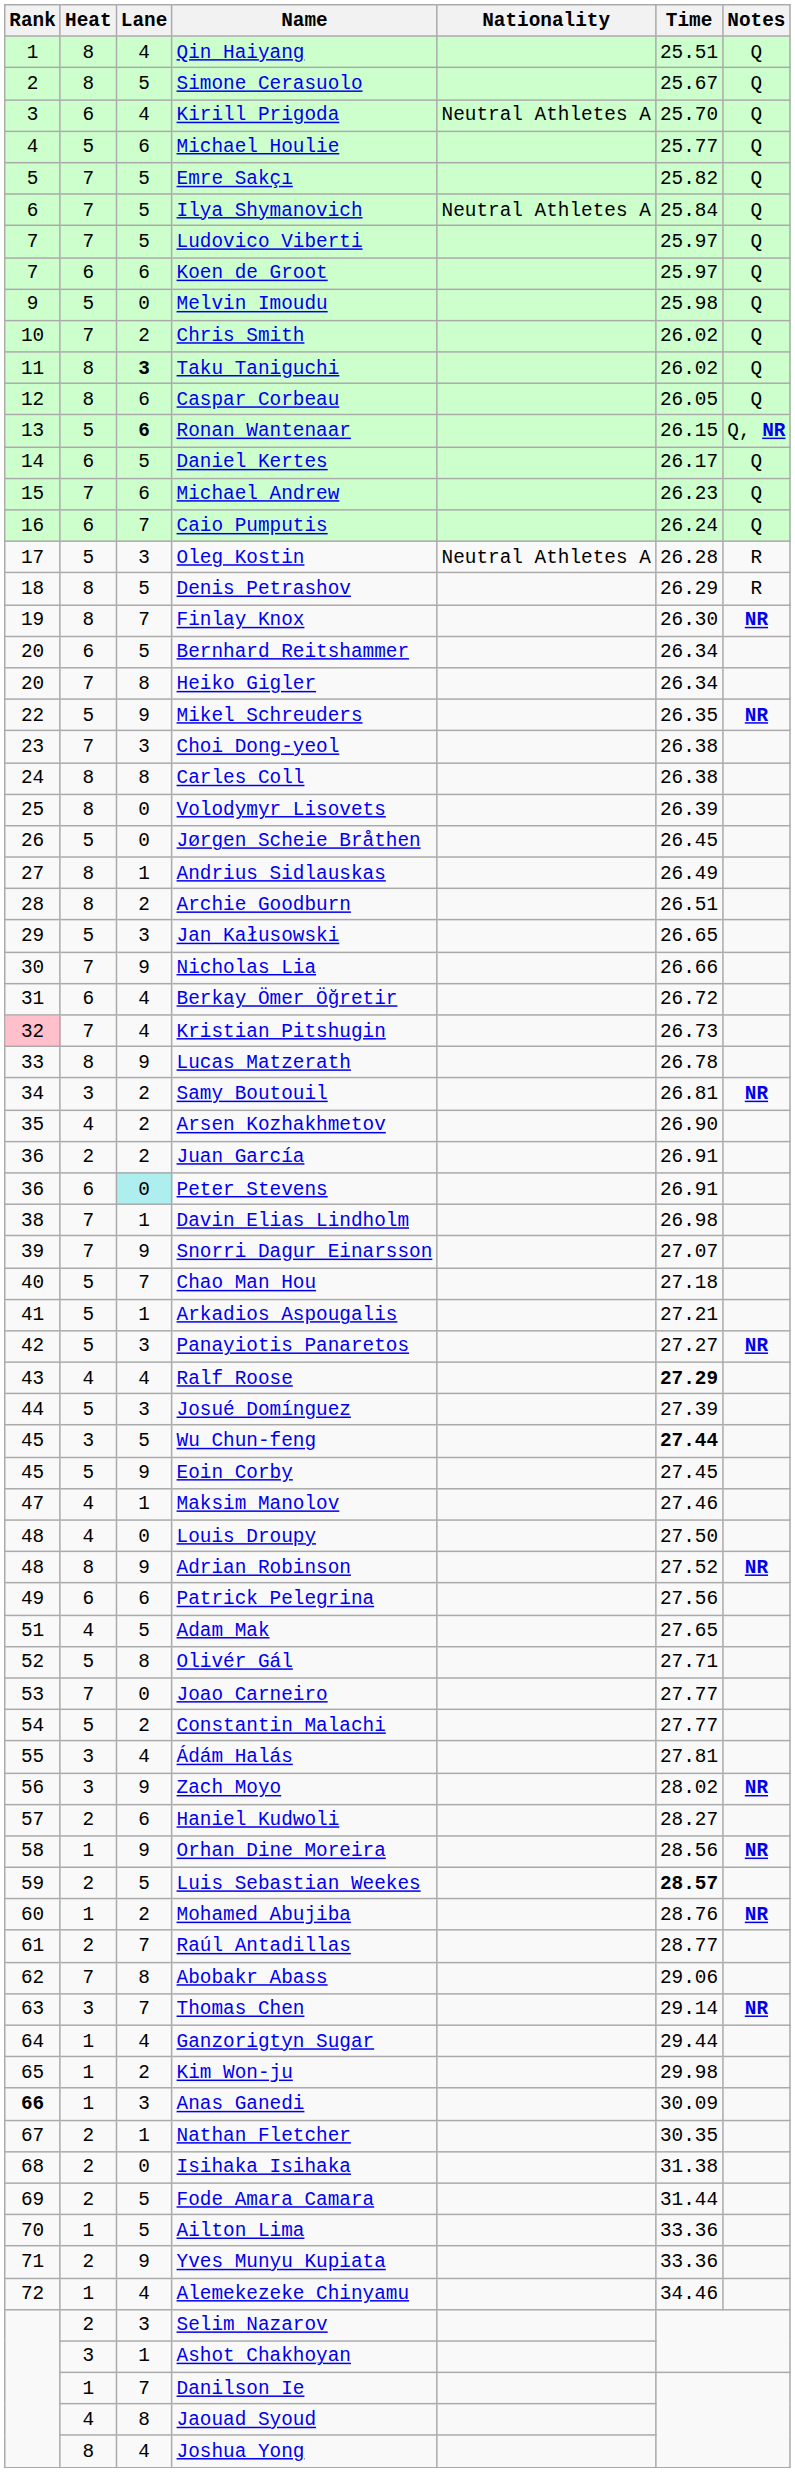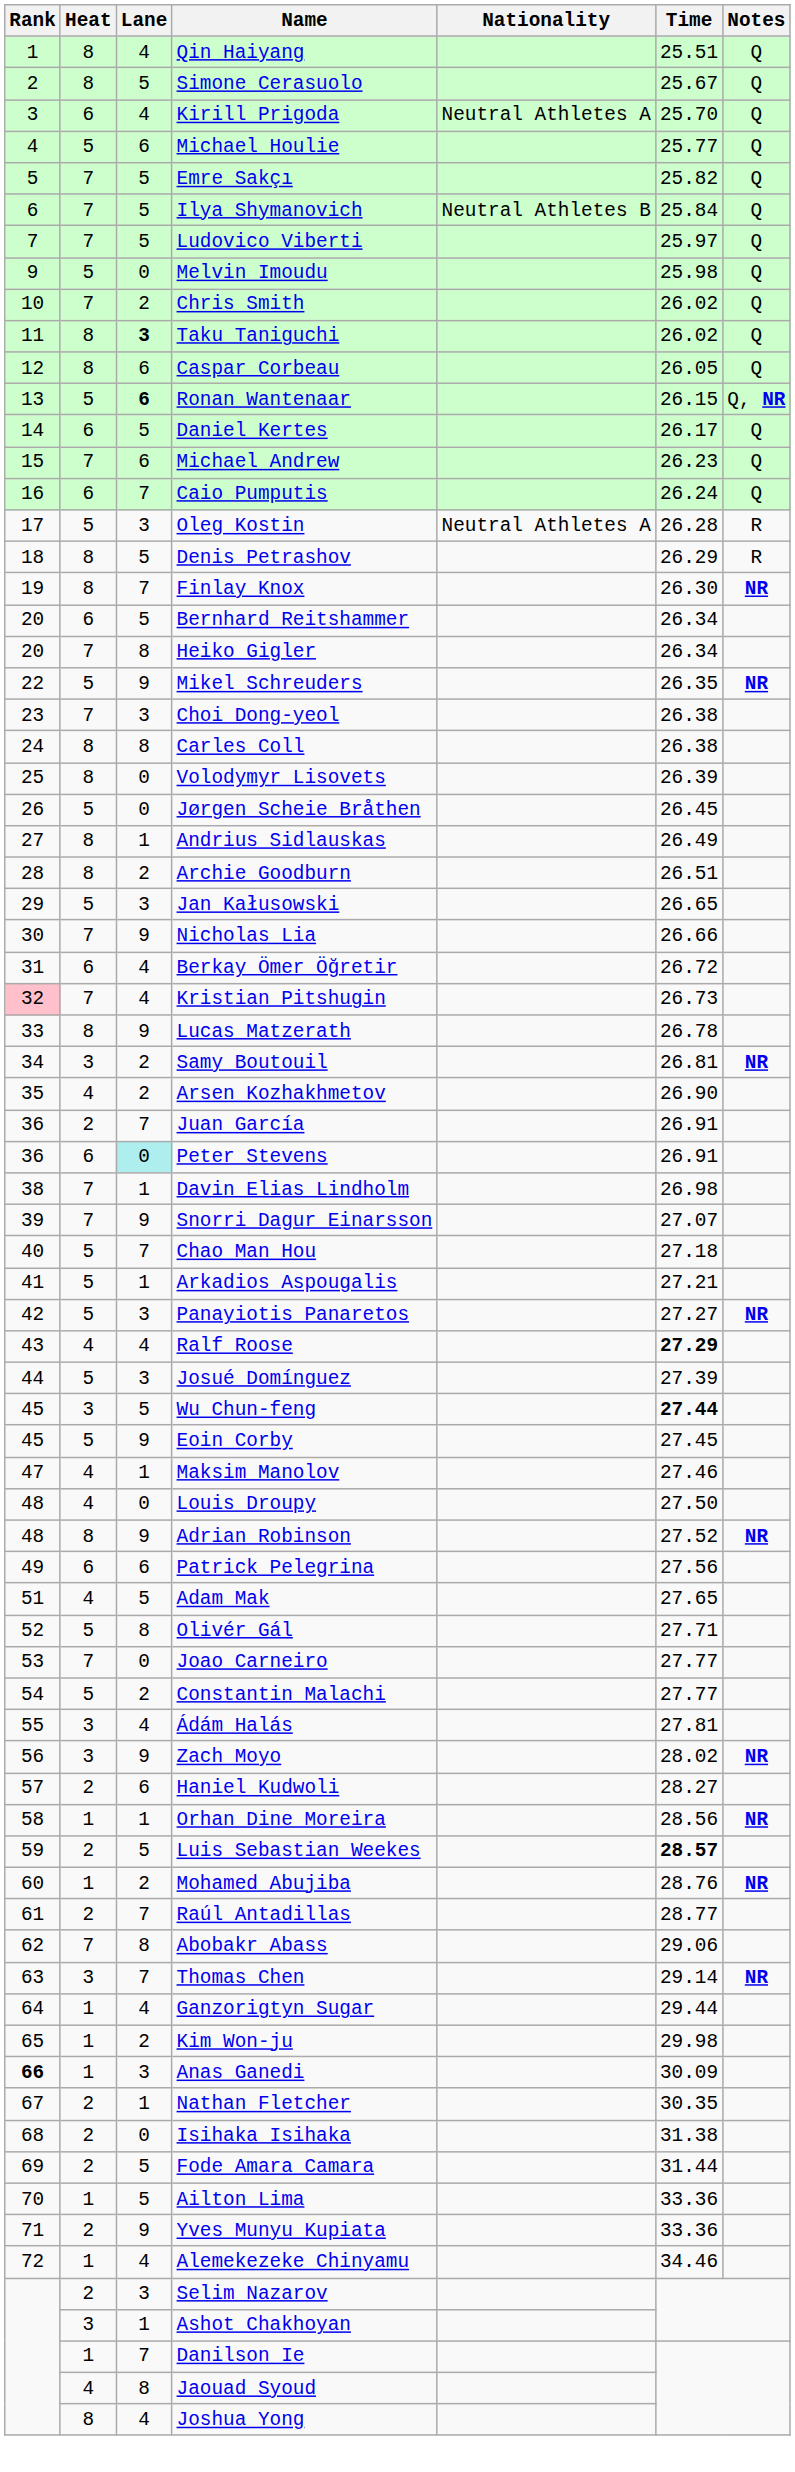(546, 210) Neutral Athletes A -> (546, 210) Neutral Athletes B
- row: (252, 273)
(144, 1157) 2 -> (144, 1125) 7
(144, 1852) 9 -> (144, 1820) 1
